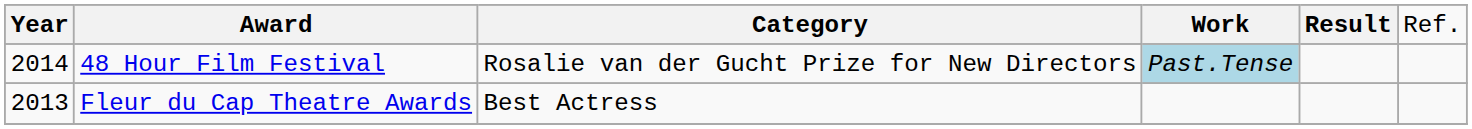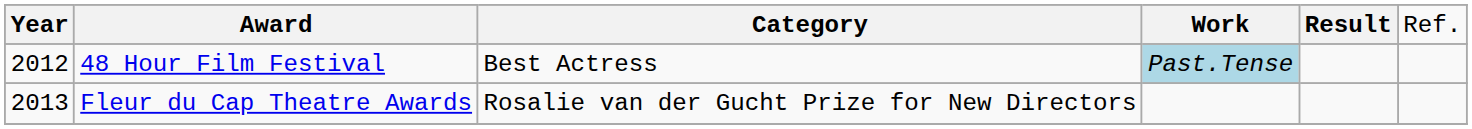(40, 64) 2014 -> (40, 64) 2012
(810, 64) Rosalie van der Gucht Prize for New Directors -> (571, 64) Best Actress
(571, 103) Best Actress -> (810, 103) Rosalie van der Gucht Prize for New Directors
